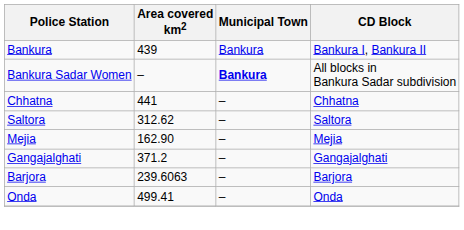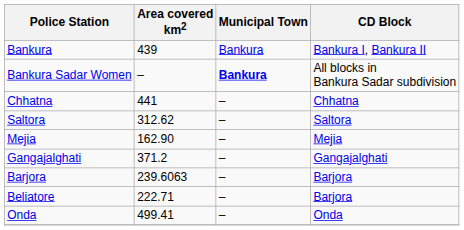+ row: (31, 196)
